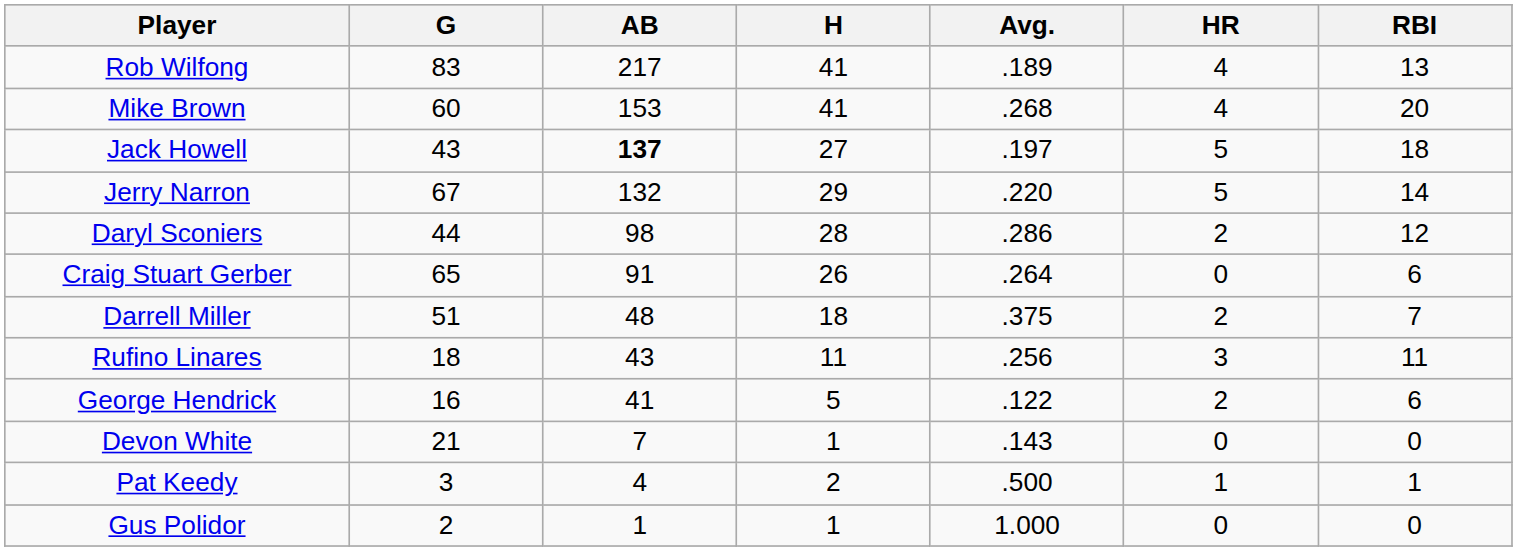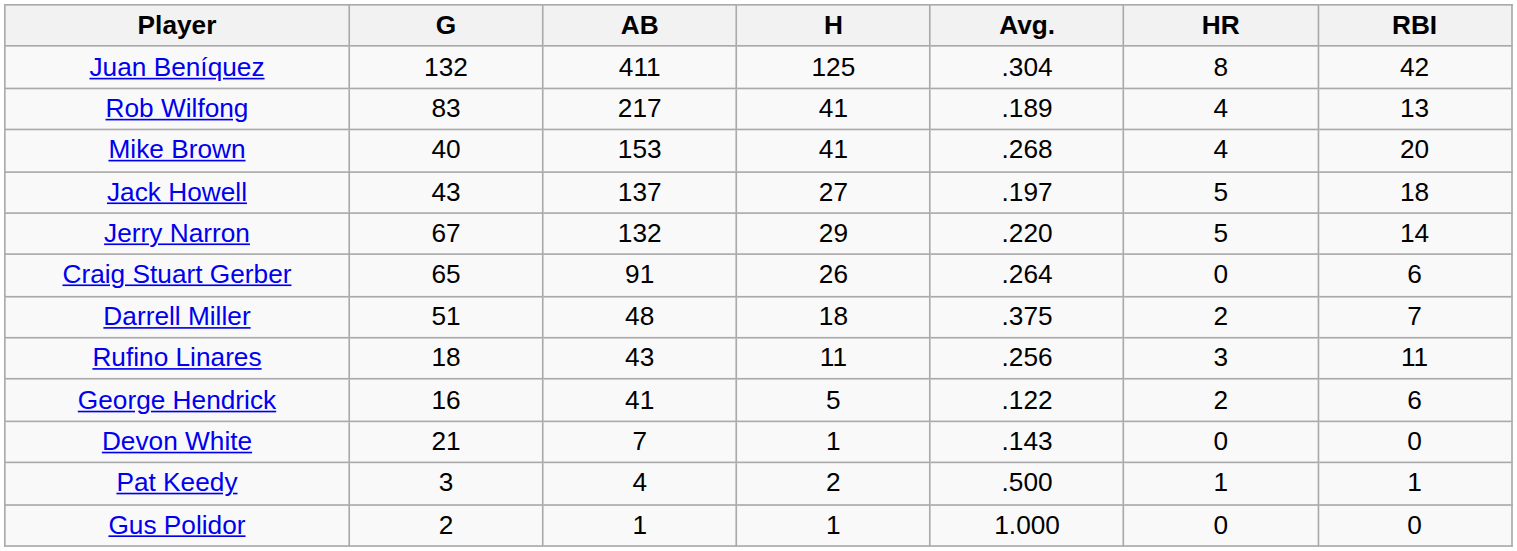+ row: (177, 66)
(446, 108) 60 -> (446, 150) 40
(640, 150) bold -> (640, 191) normal
- row: (177, 233)
